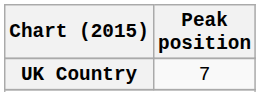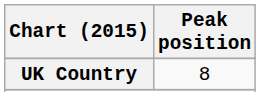(205, 74) 7 -> (205, 74) 8
